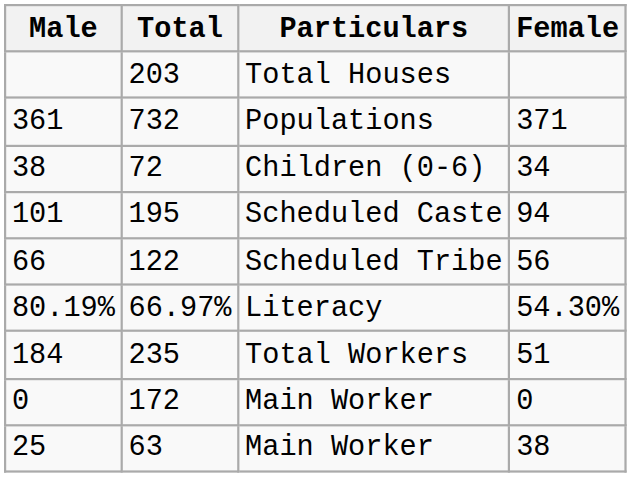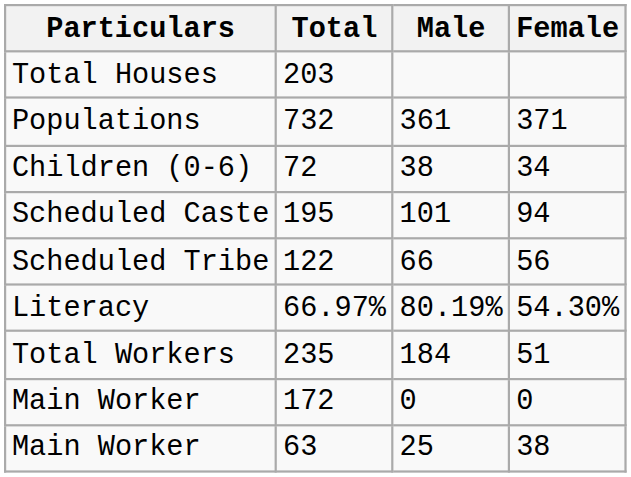columns swapped: (374, 28) <-> (63, 28)
